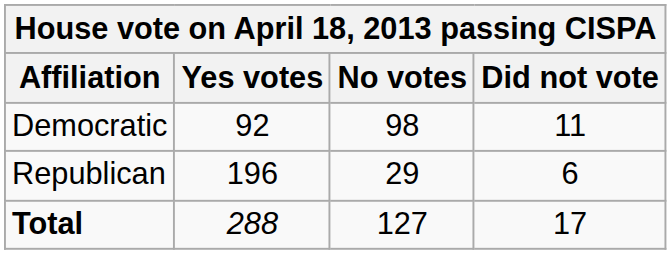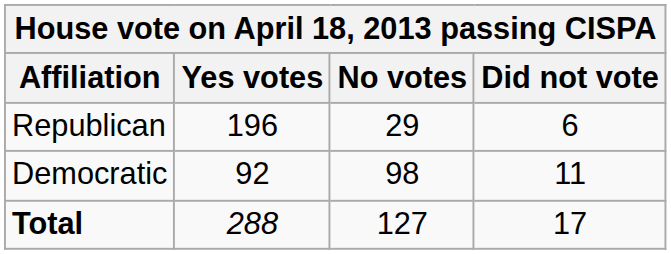rows swapped: (90, 126) <-> (89, 175)
